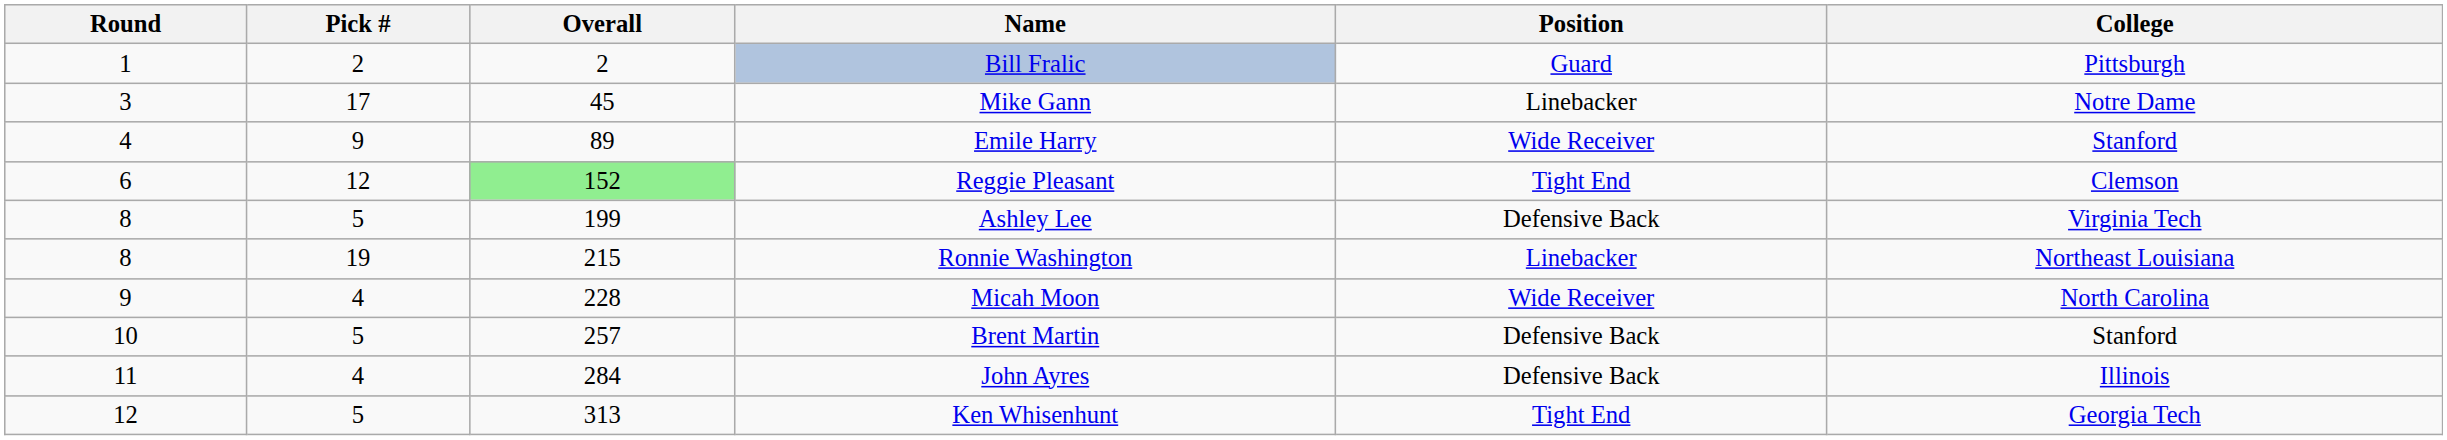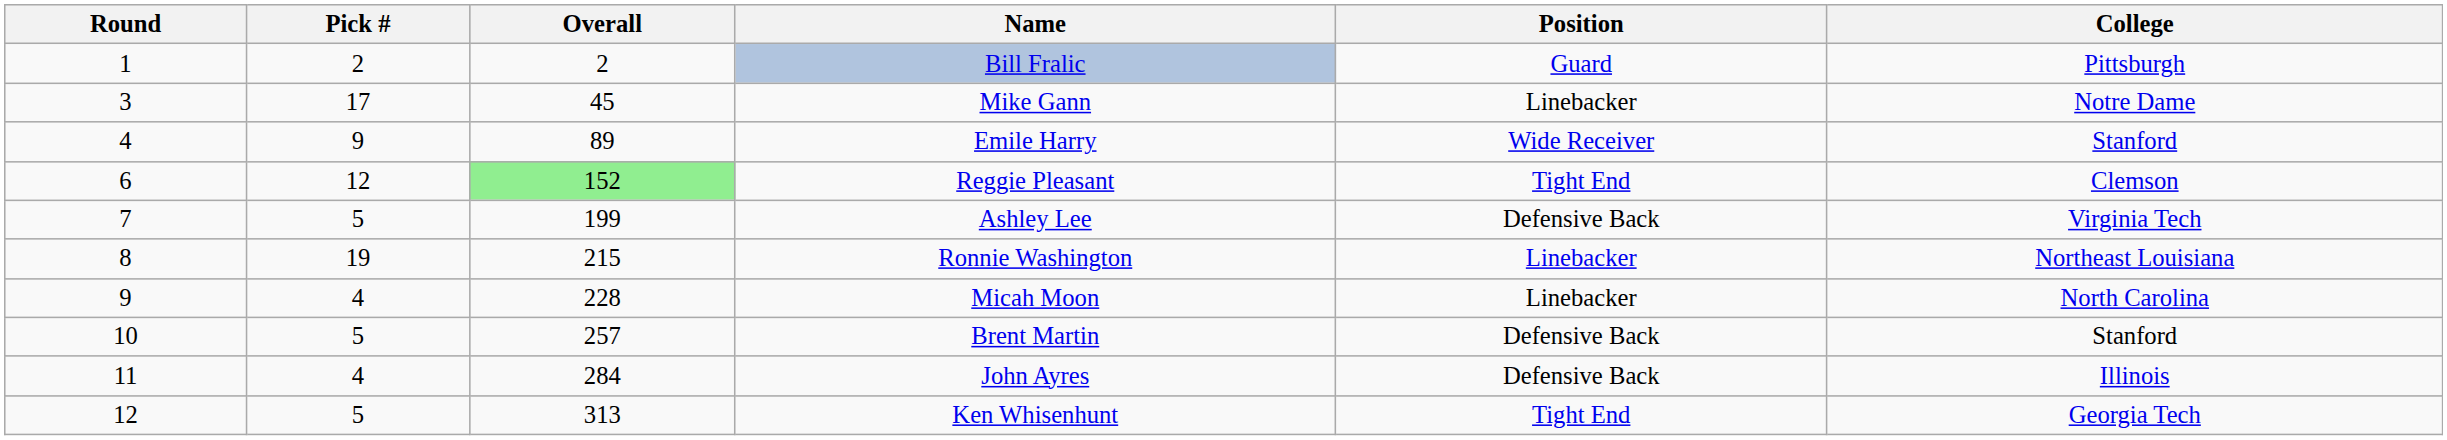(126, 219) 8 -> (126, 219) 7
(1581, 297) Wide Receiver -> (1581, 297) Linebacker
